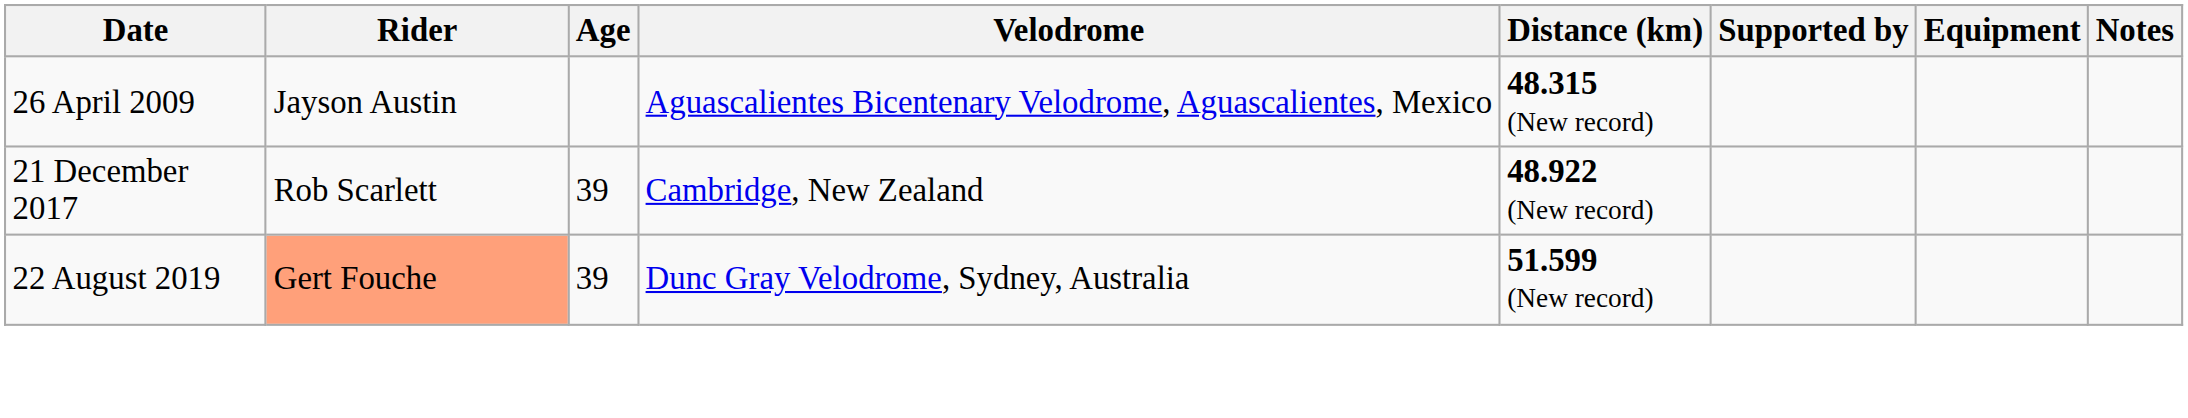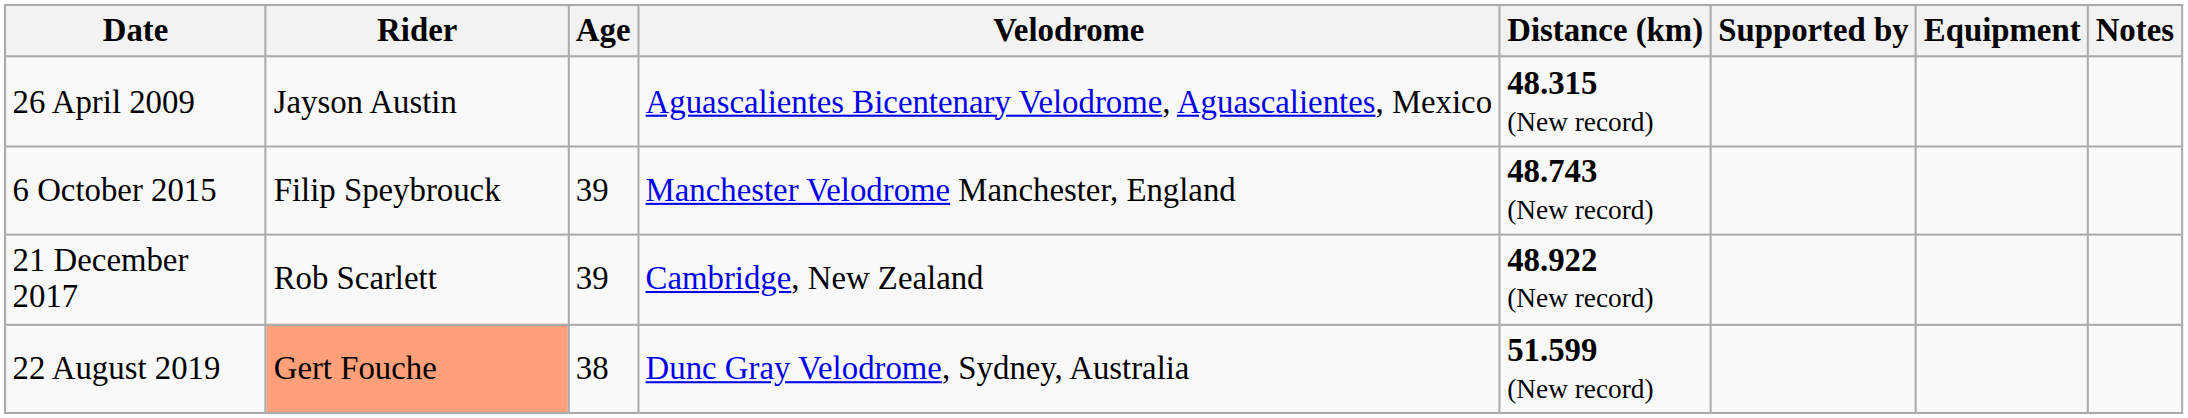+ row: (115, 189)
(592, 278) 39 -> (592, 367) 38
